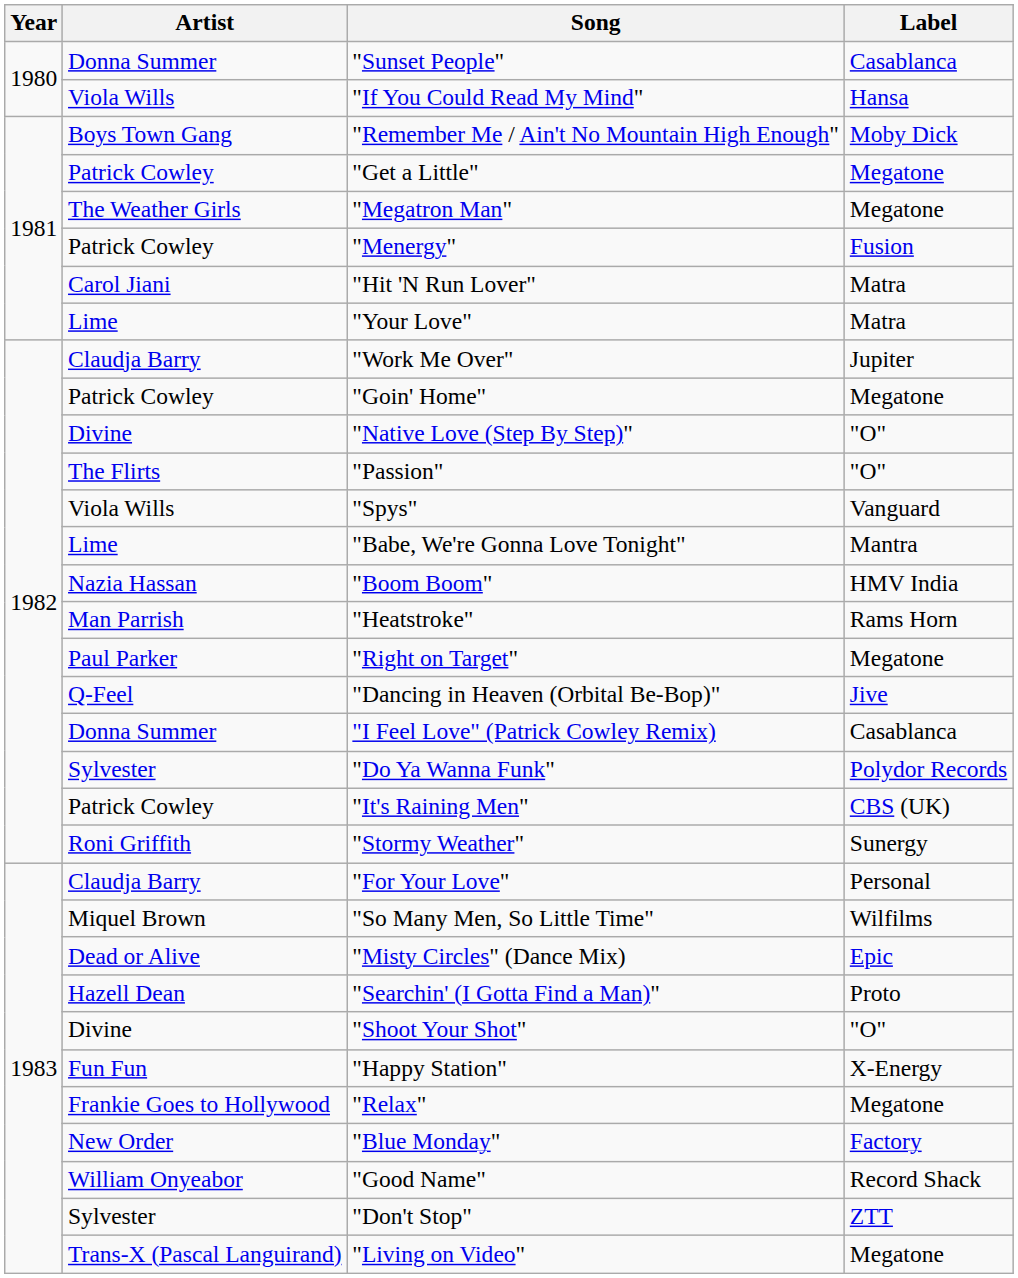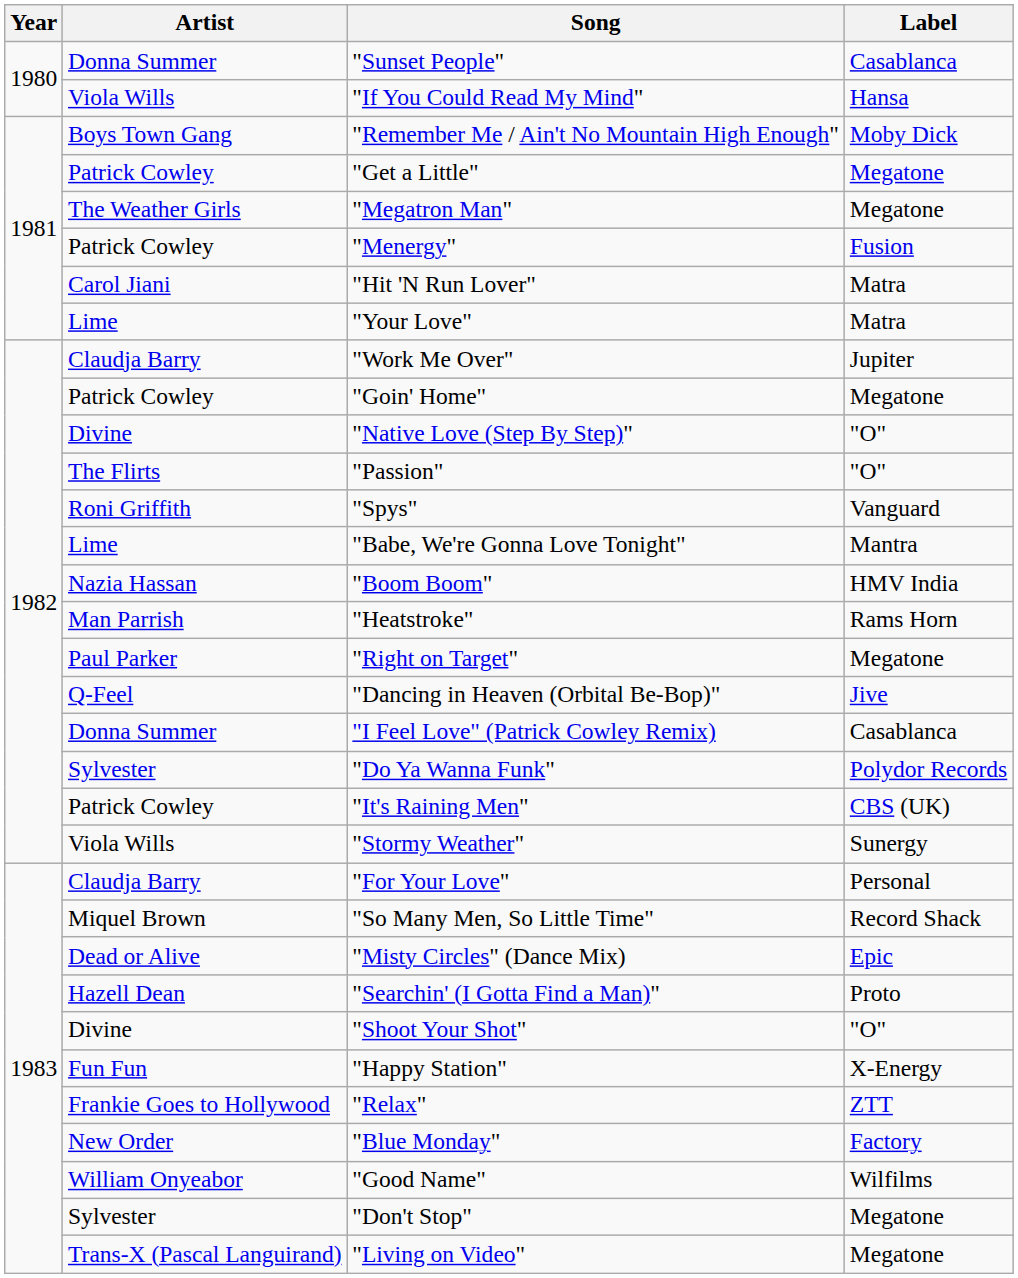(121, 508) Viola Wills -> (130, 508) Roni Griffith
(130, 843) Roni Griffith -> (121, 843) Viola Wills
(891, 918) Wilfilms -> (915, 918) Record Shack
(897, 1104) Megatone -> (871, 1104) ZTT
(915, 1179) Record Shack -> (891, 1179) Wilfilms
(871, 1216) ZTT -> (897, 1216) Megatone
